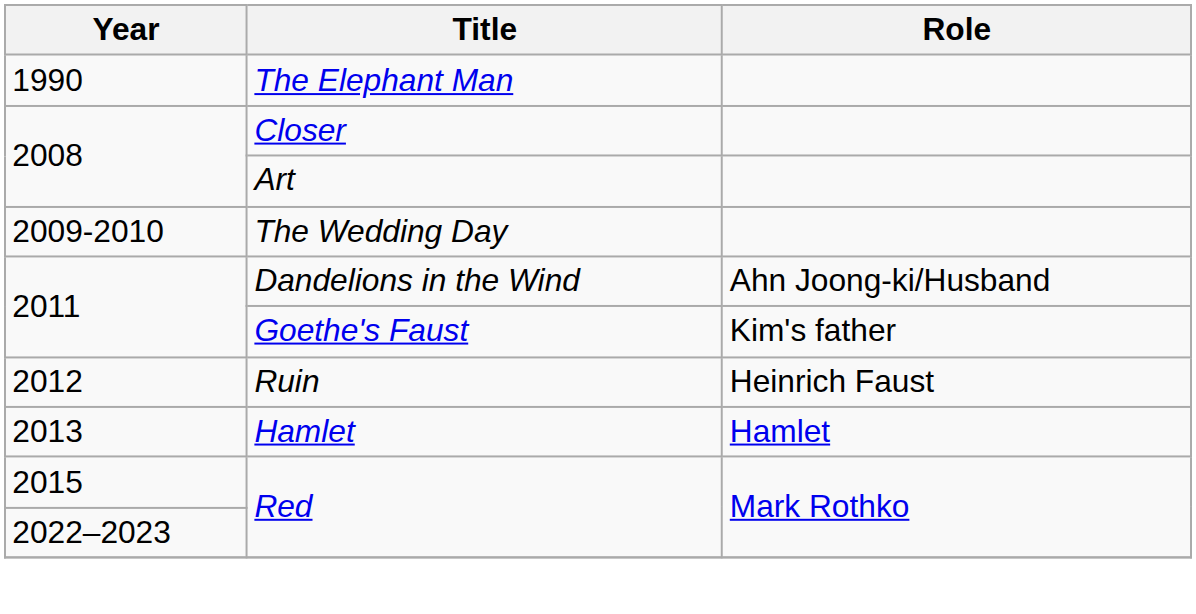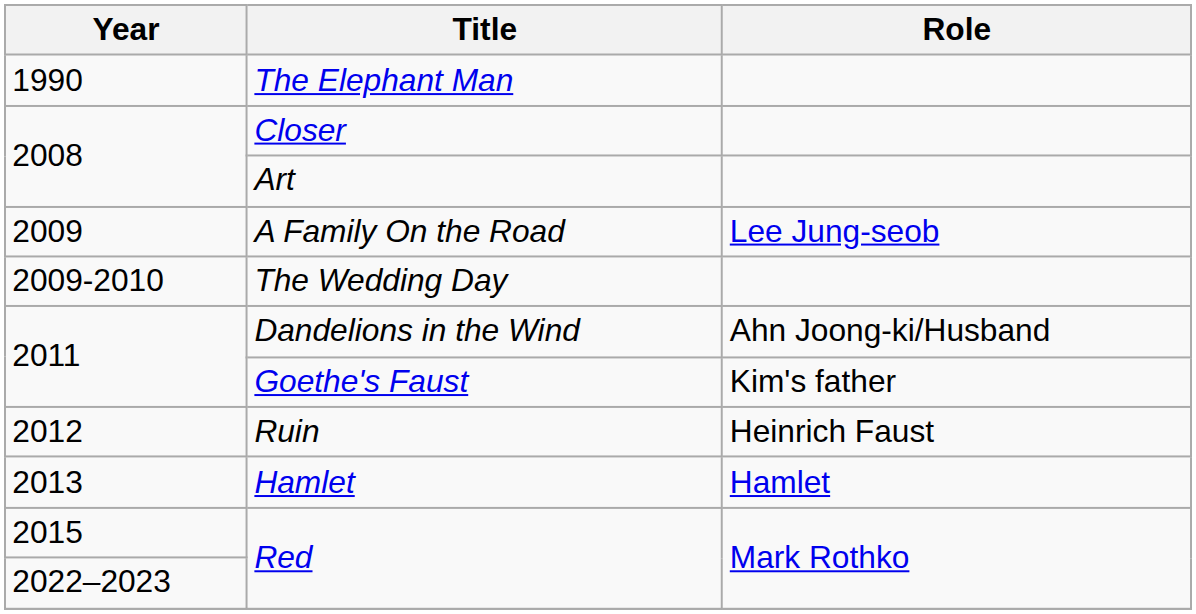+ row: (48, 230)
